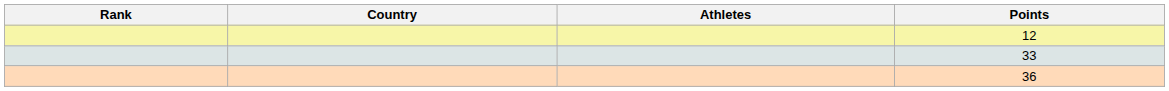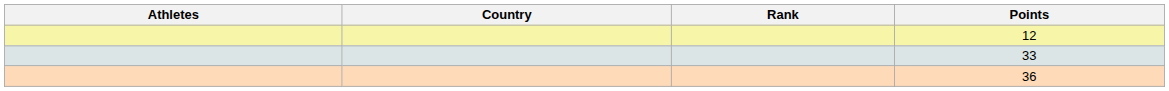columns swapped: (116, 15) <-> (726, 15)
